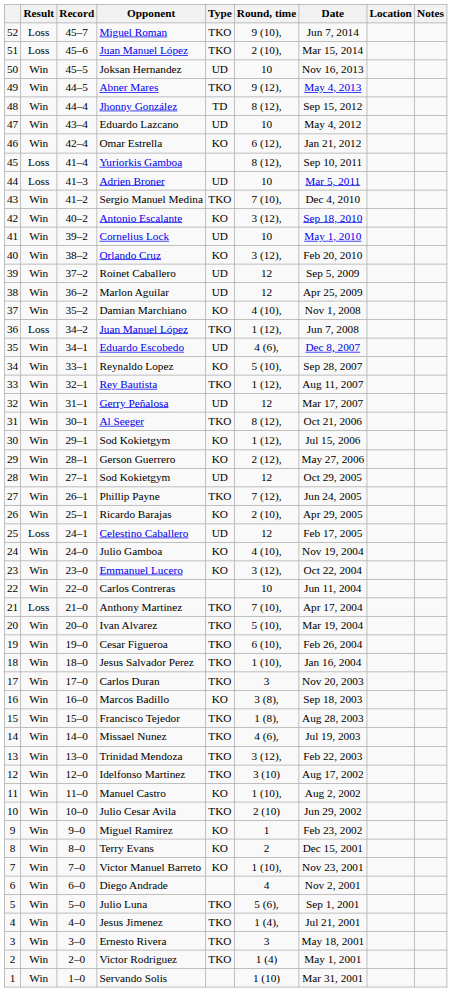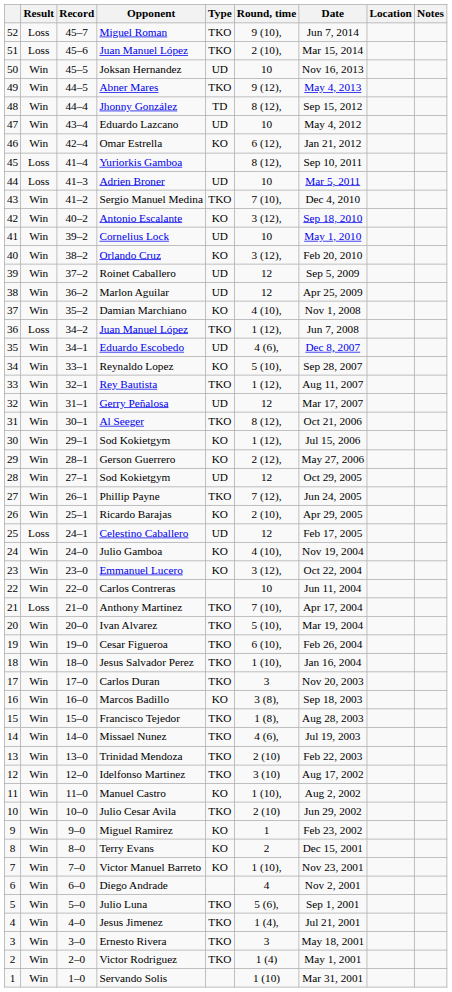(267, 755) 3 (12), -> (267, 755) 2 (10)
